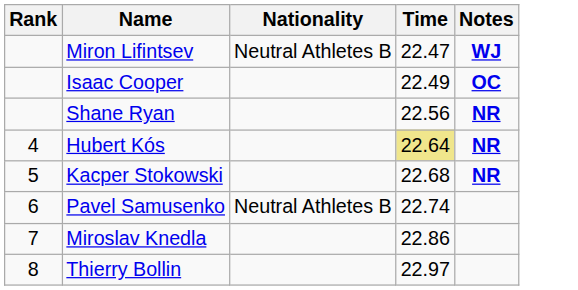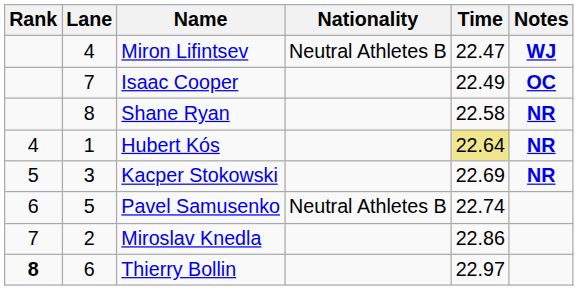+ column: (89, 20)
(425, 113) 22.56 -> (480, 113) 22.58
(425, 176) 22.68 -> (480, 176) 22.69
(33, 269) normal -> (33, 269) bold
